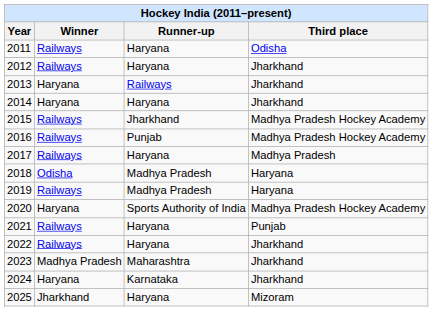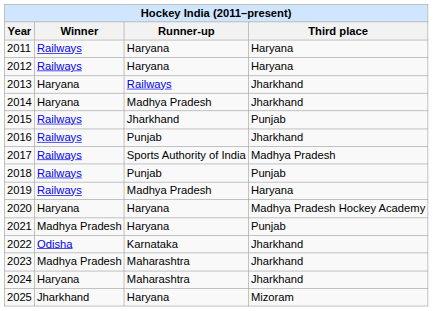(269, 48) Odisha -> (272, 48) Haryana
(277, 66) Jharkhand -> (272, 66) Haryana
(148, 102) Haryana -> (169, 102) Madhya Pradesh
(338, 119) Madhya Pradesh Hockey Academy -> (268, 119) Punjab
(338, 137) Madhya Pradesh Hockey Academy -> (277, 137) Jharkhand
(148, 155) Haryana -> (186, 155) Sports Authority of India
(55, 173) Odisha -> (59, 173) Railways
(169, 173) Madhya Pradesh -> (144, 173) Punjab
(272, 173) Haryana -> (268, 173) Punjab
(186, 208) Sports Authority of India -> (148, 208) Haryana
(59, 226) Railways -> (79, 226) Madhya Pradesh
(59, 244) Railways -> (55, 244) Odisha
(148, 244) Haryana -> (152, 244) Karnataka
(152, 279) Karnataka -> (158, 279) Maharashtra
